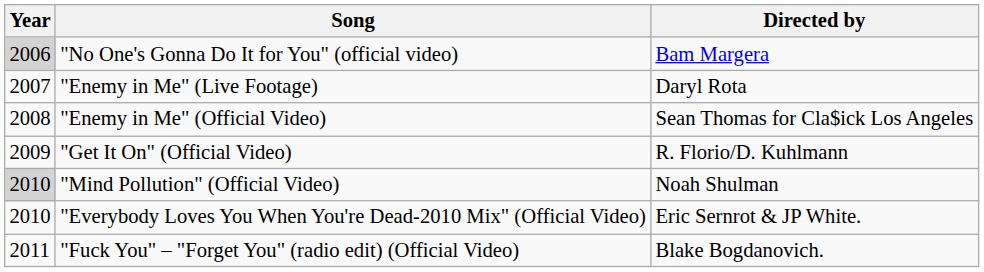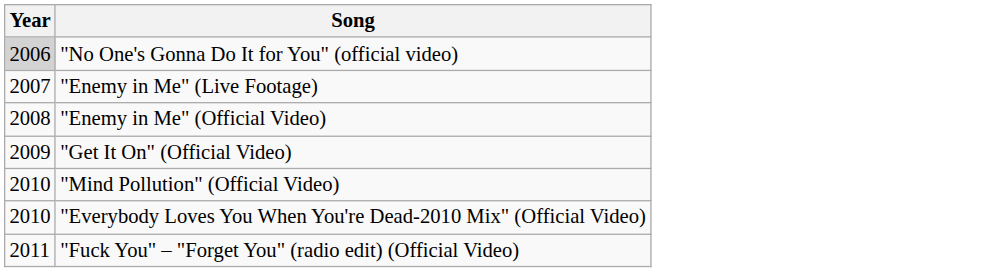- column: (814, 20)
(30, 184) lightgrey background -> (30, 184) no background
